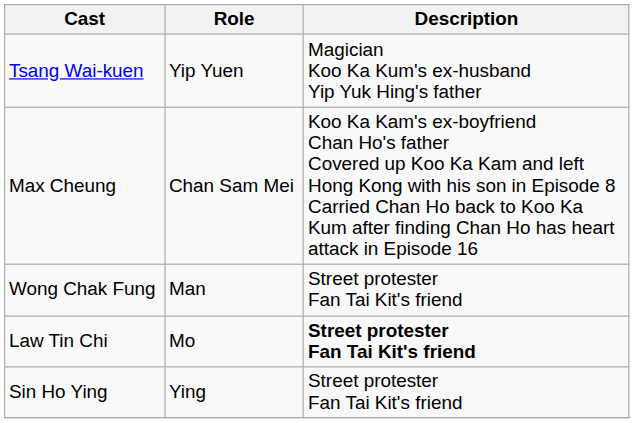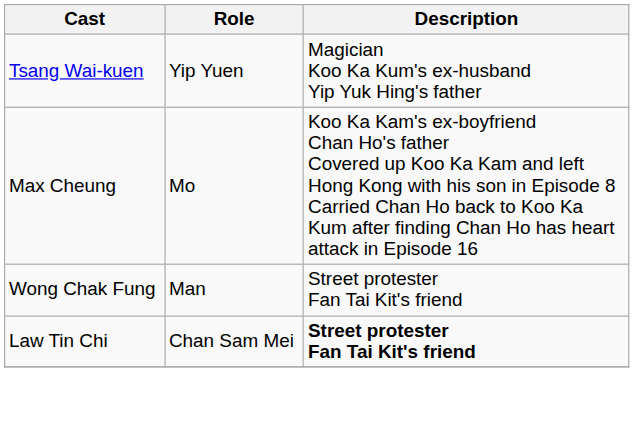(231, 185) Chan Sam Mei -> (182, 185) Mo
(182, 341) Mo -> (231, 341) Chan Sam Mei
- row: (58, 392)
